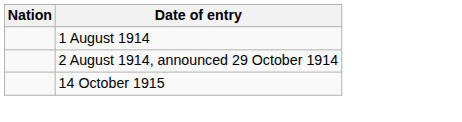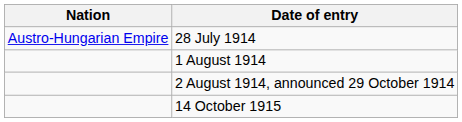+ row: (215, 38)
